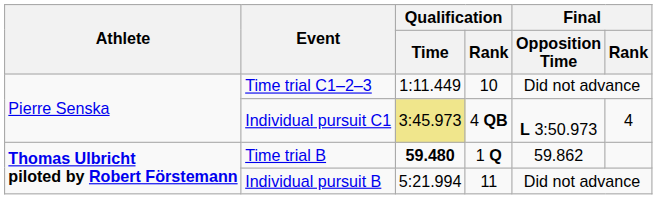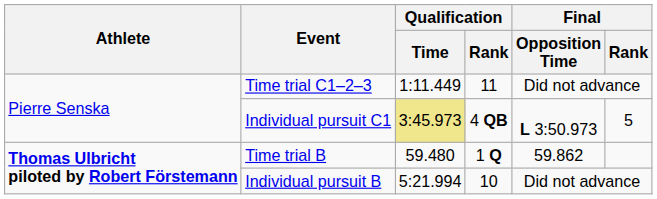(489, 87) 10 -> (489, 87) 11
(628, 121) 4 -> (628, 121) 5
(430, 155) bold -> (430, 155) normal
(489, 181) 11 -> (489, 181) 10
